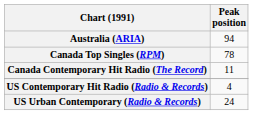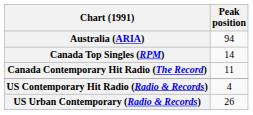(229, 54) 78 -> (229, 54) 14
(229, 102) 24 -> (229, 102) 26
